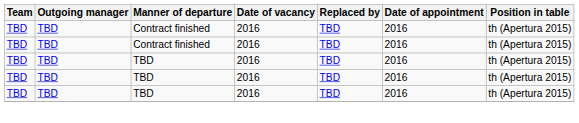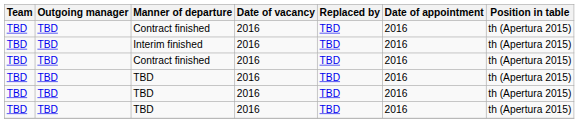+ row: (17, 45)
